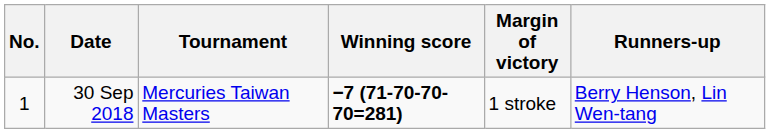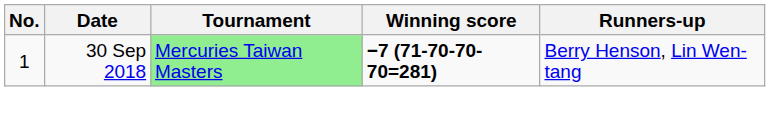- column: (527, 41)
(216, 103) no background -> (229, 61) lightgreen background
